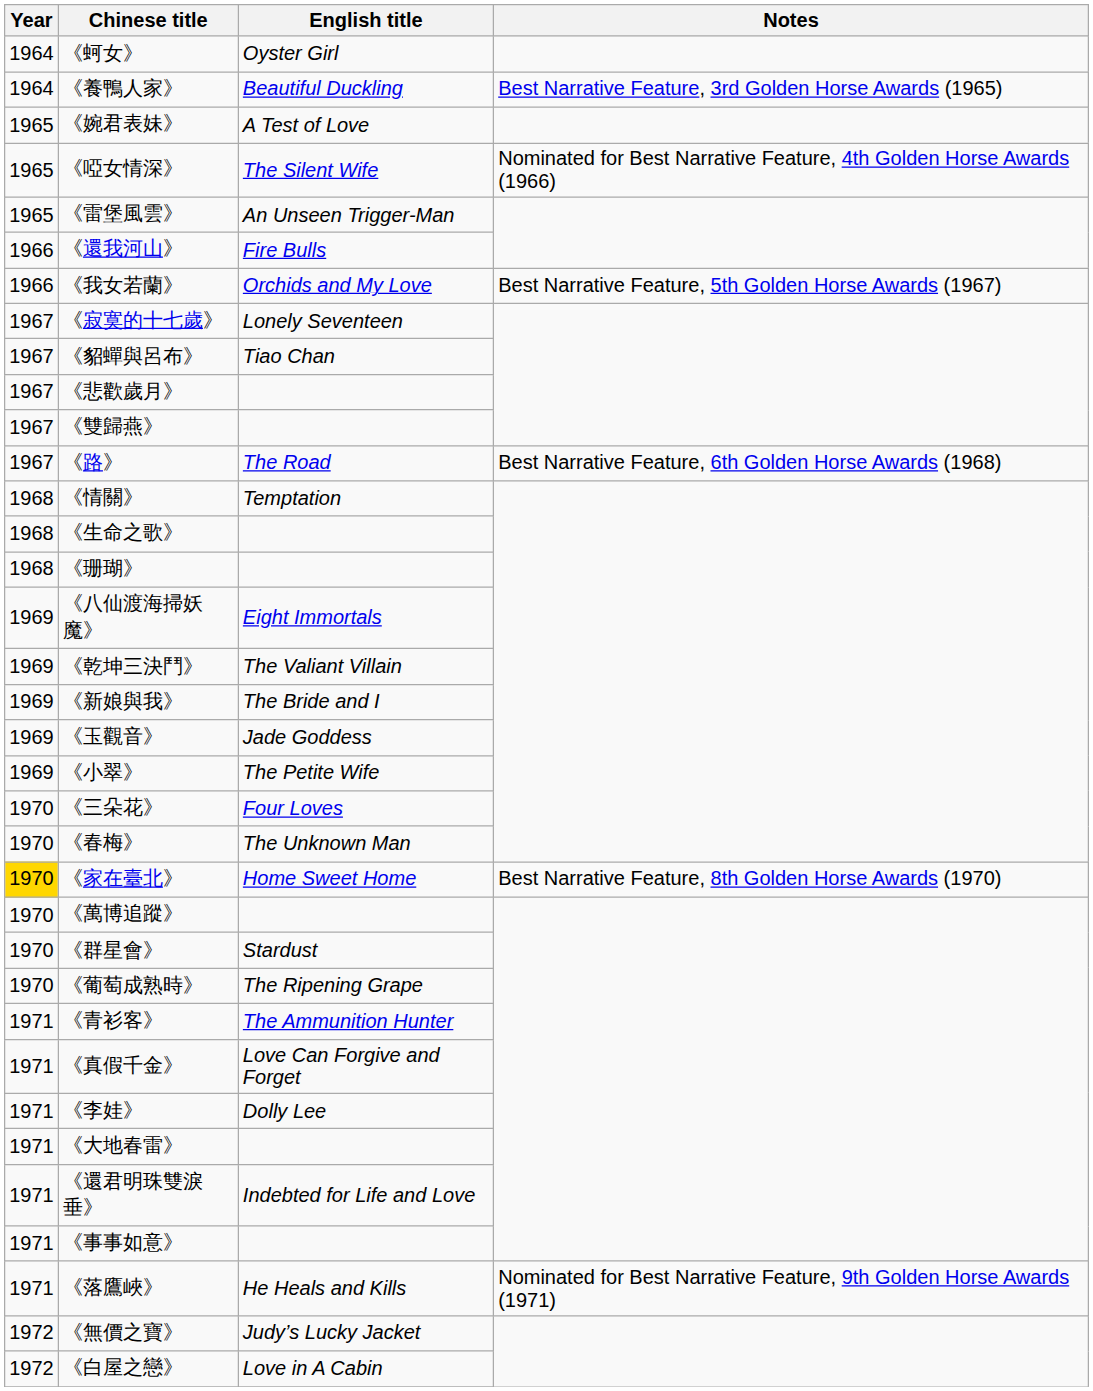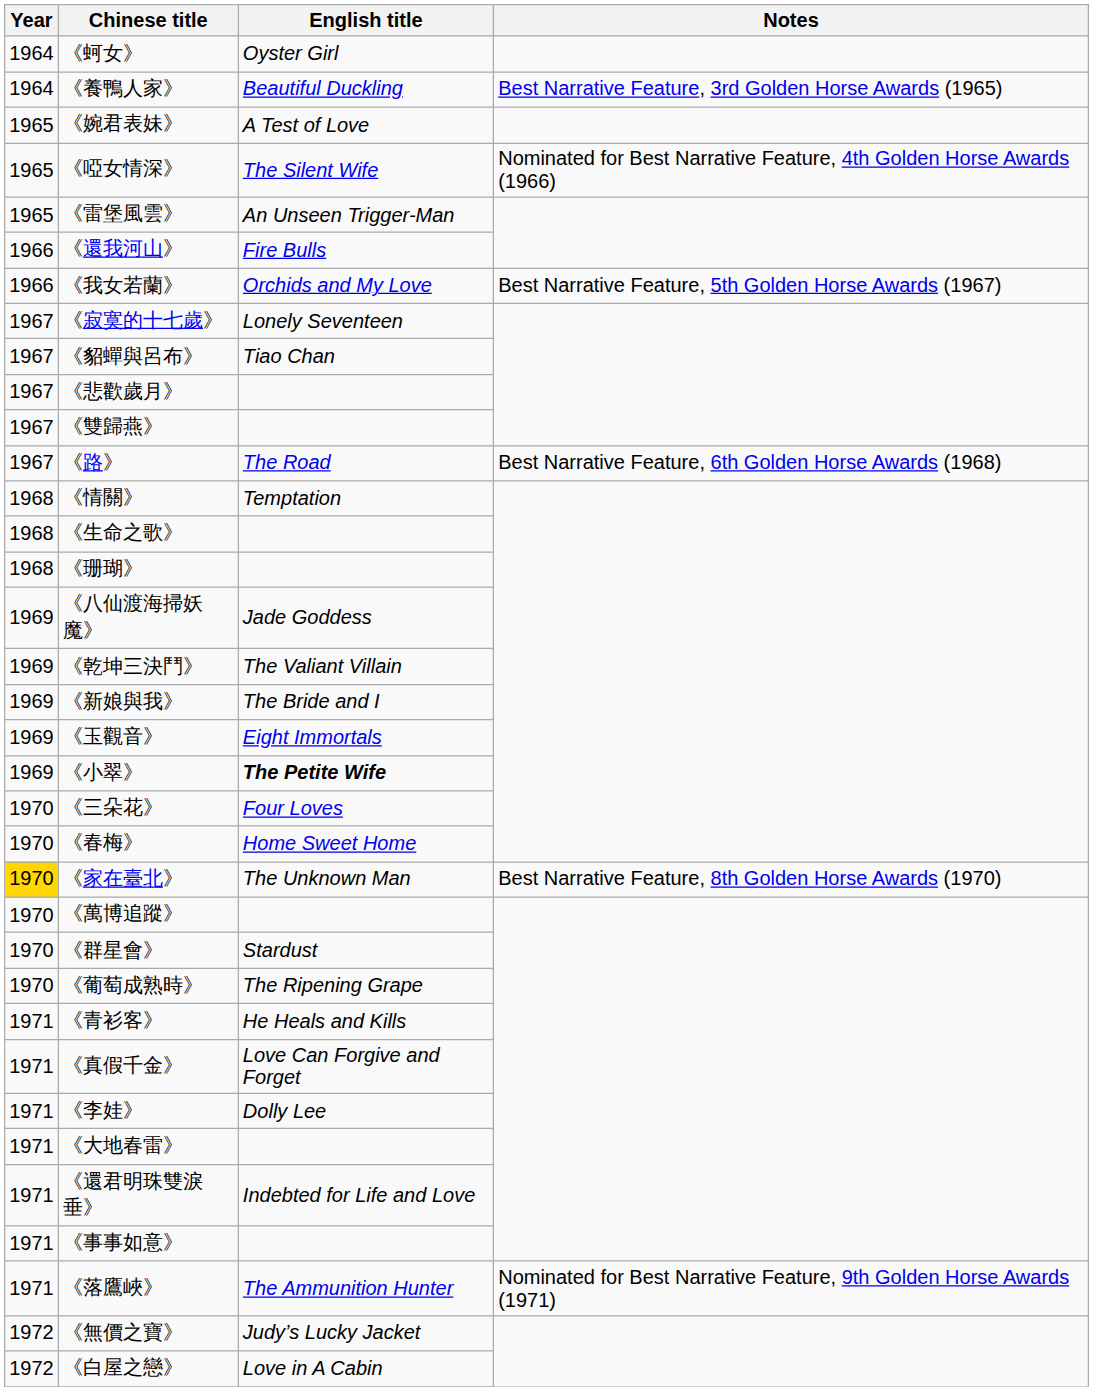(312, 617) Eight Immortals -> (307, 617) Jade Goddess
(307, 737) Jade Goddess -> (312, 737) Eight Immortals
(311, 772) normal -> (314, 772) bold
(327, 843) The Unknown Man -> (330, 843) Home Sweet Home
(330, 879) Home Sweet Home -> (327, 879) The Unknown Man
(348, 1021) The Ammunition Hunter -> (325, 1021) He Heals and Kills
(325, 1288) He Heals and Kills -> (348, 1288) The Ammunition Hunter
